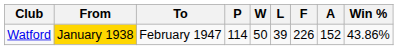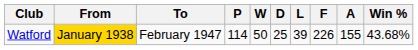+ column: (280, 14)
(331, 34) 152 -> (350, 34) 155
(368, 34) 43.86% -> (388, 34) 43.68%
